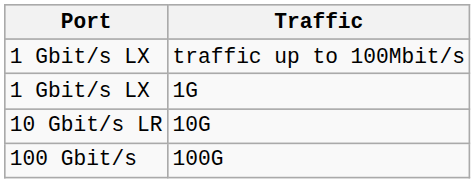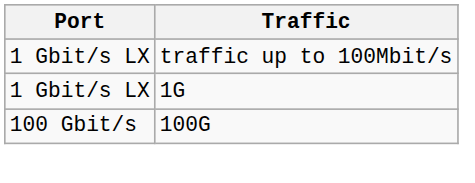- row: (192, 126)
